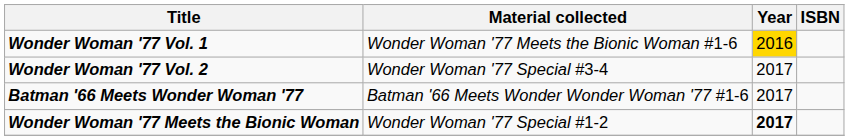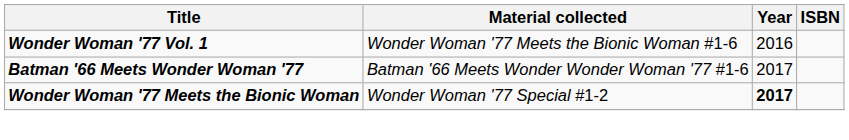(775, 43) gold background -> (775, 43) no background
- row: (108, 69)
